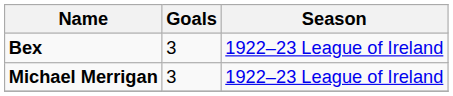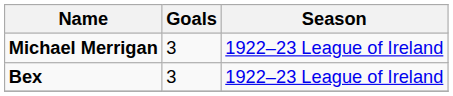rows swapped: (83, 76) <-> (26, 47)
